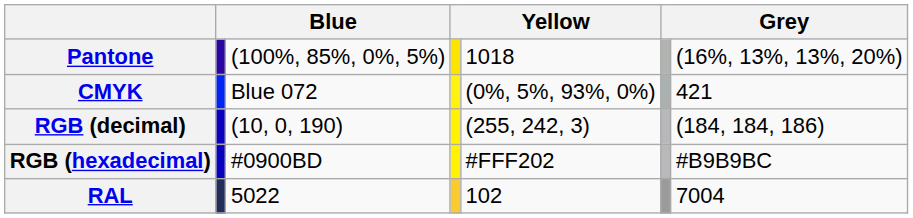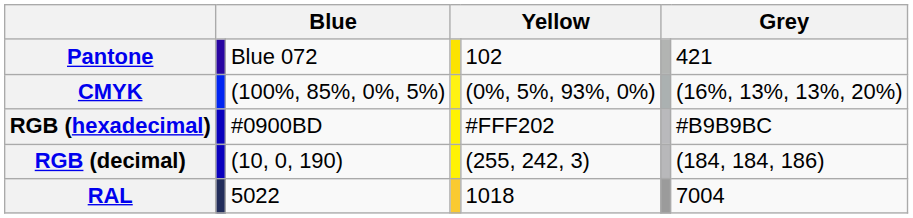(338, 56) (100%, 85%, 0%, 5%) -> (274, 56) Blue 072
(490, 56) 1018 -> (484, 56) 102
(789, 56) (16%, 13%, 13%, 20%) -> (694, 56) 421
(274, 91) Blue 072 -> (338, 91) (100%, 85%, 0%, 5%)
(694, 91) 421 -> (789, 91) (16%, 13%, 13%, 20%)
rows swapped: (110, 126) <-> (110, 160)
(484, 195) 102 -> (490, 195) 1018
